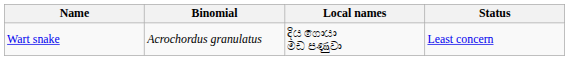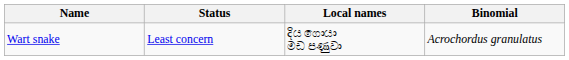columns swapped: (215, 13) <-> (495, 13)
